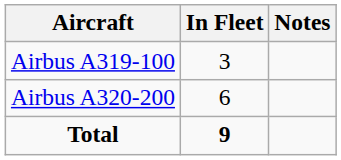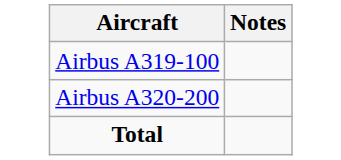- column: (225, 23)
